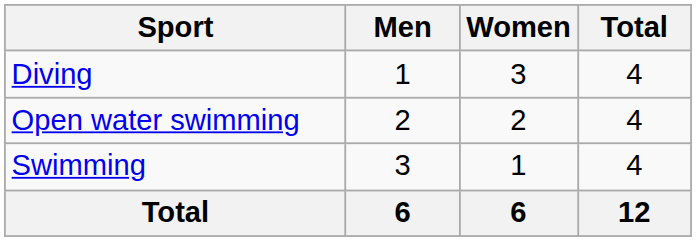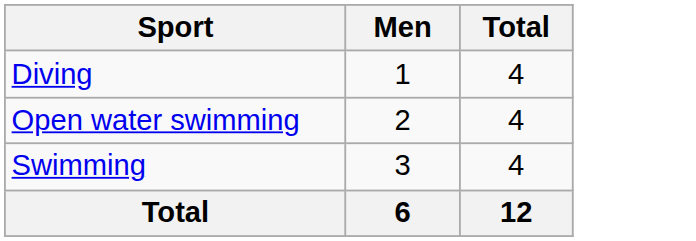- column: (518, 27)
